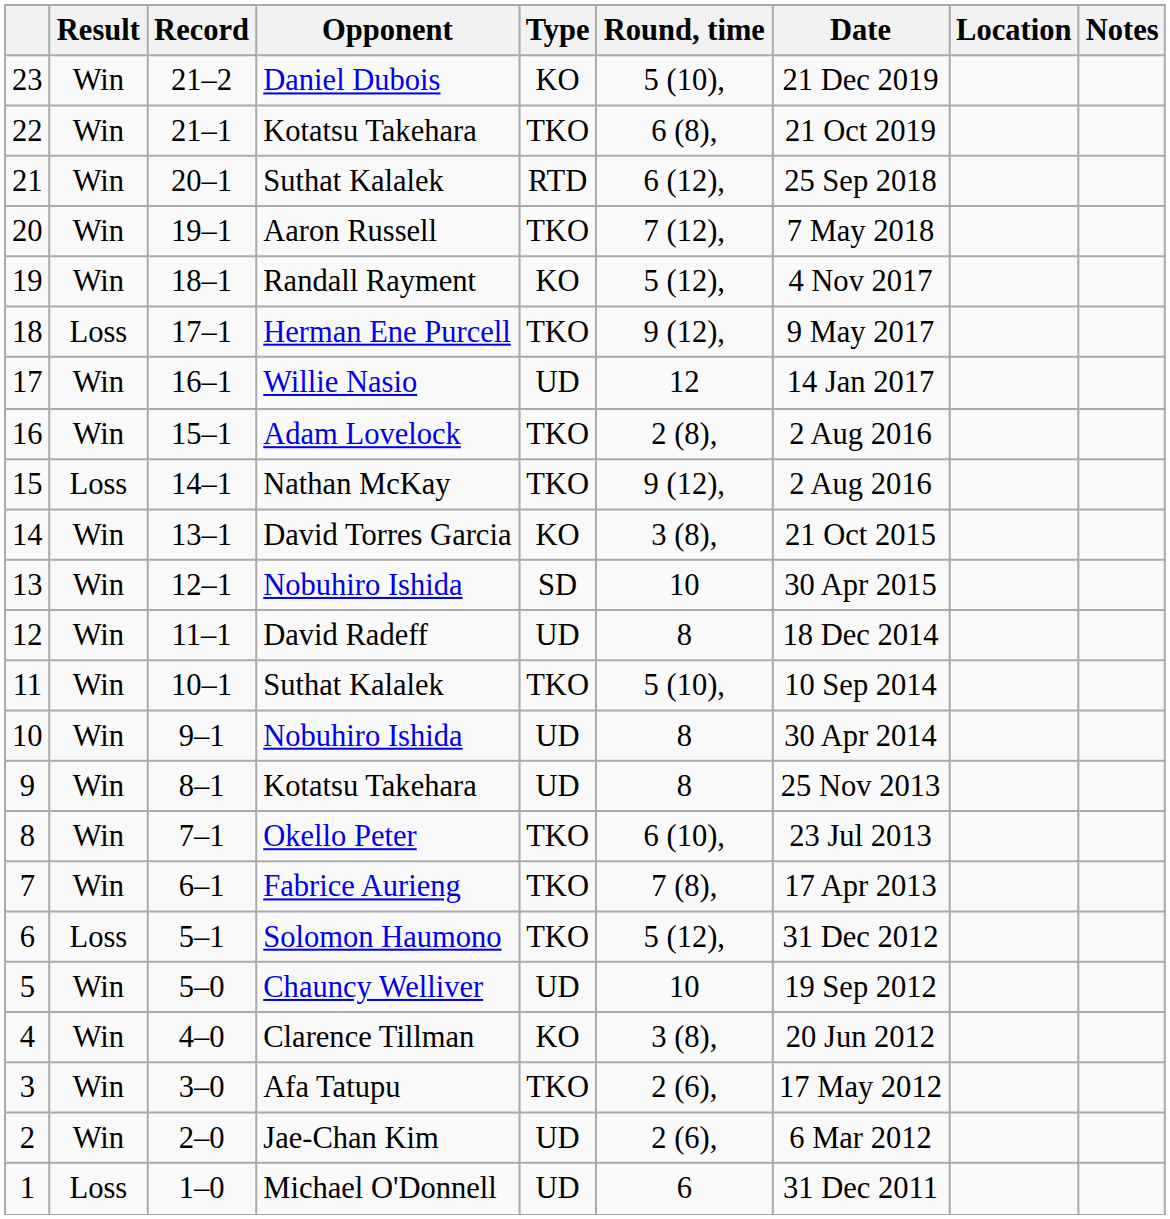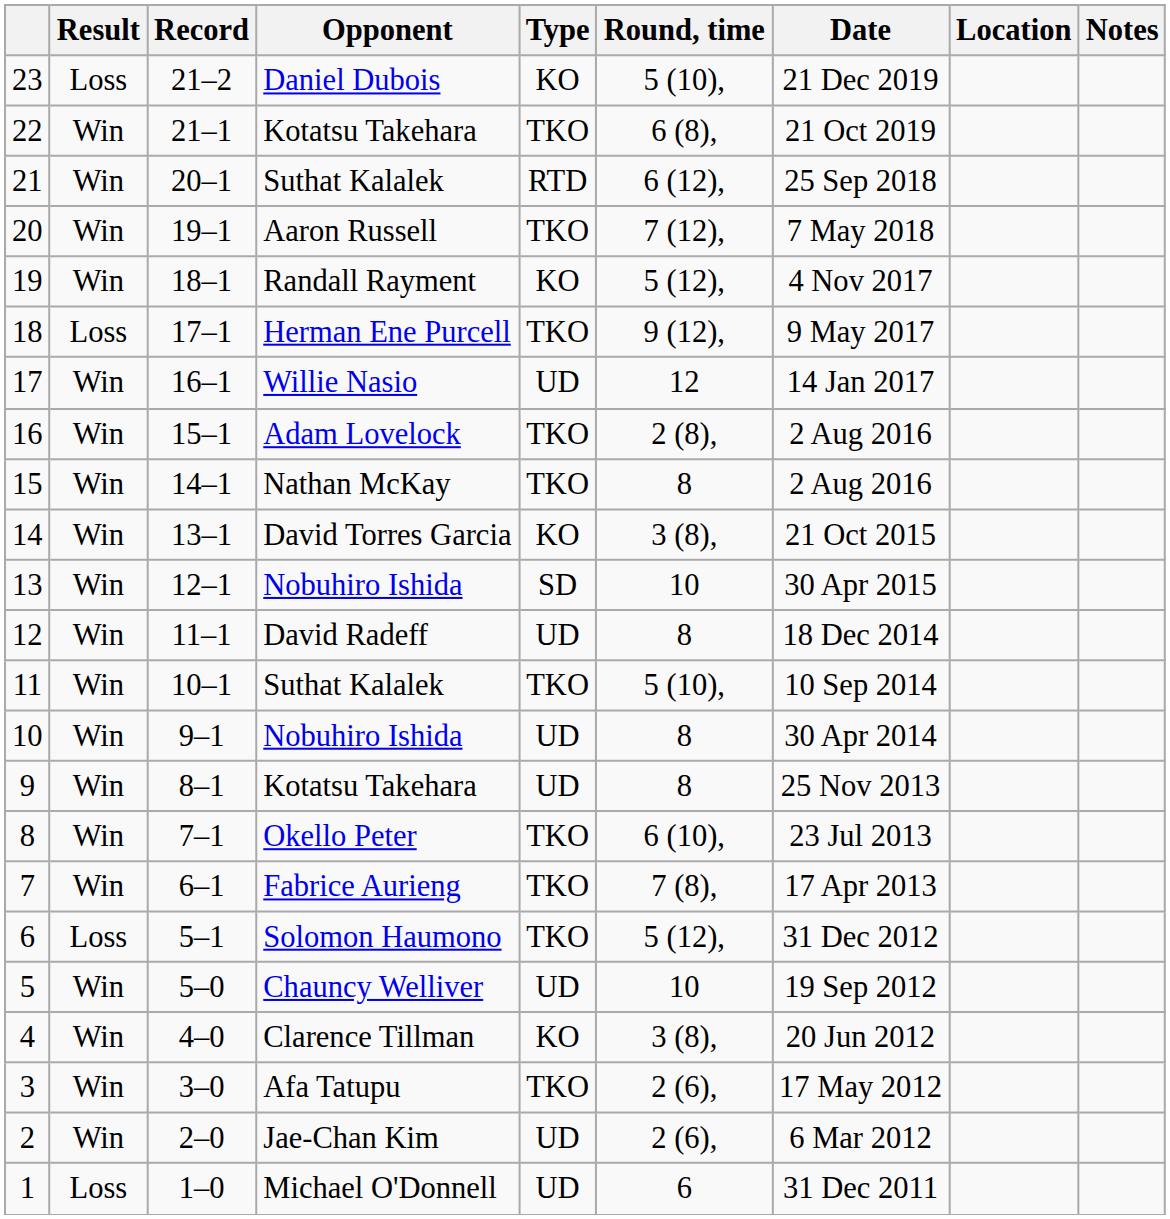(98, 80) Win -> (98, 80) Loss
(98, 483) Loss -> (98, 483) Win
(684, 483) 9 (12), -> (684, 483) 8
